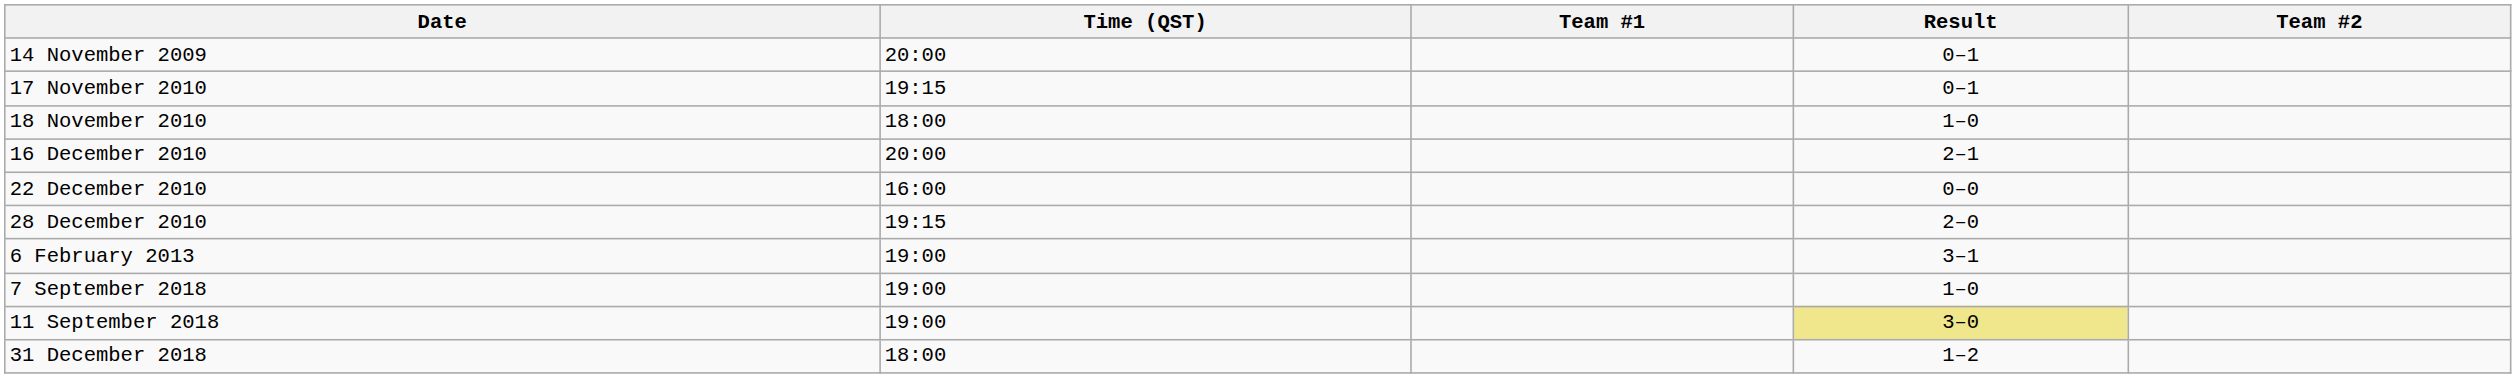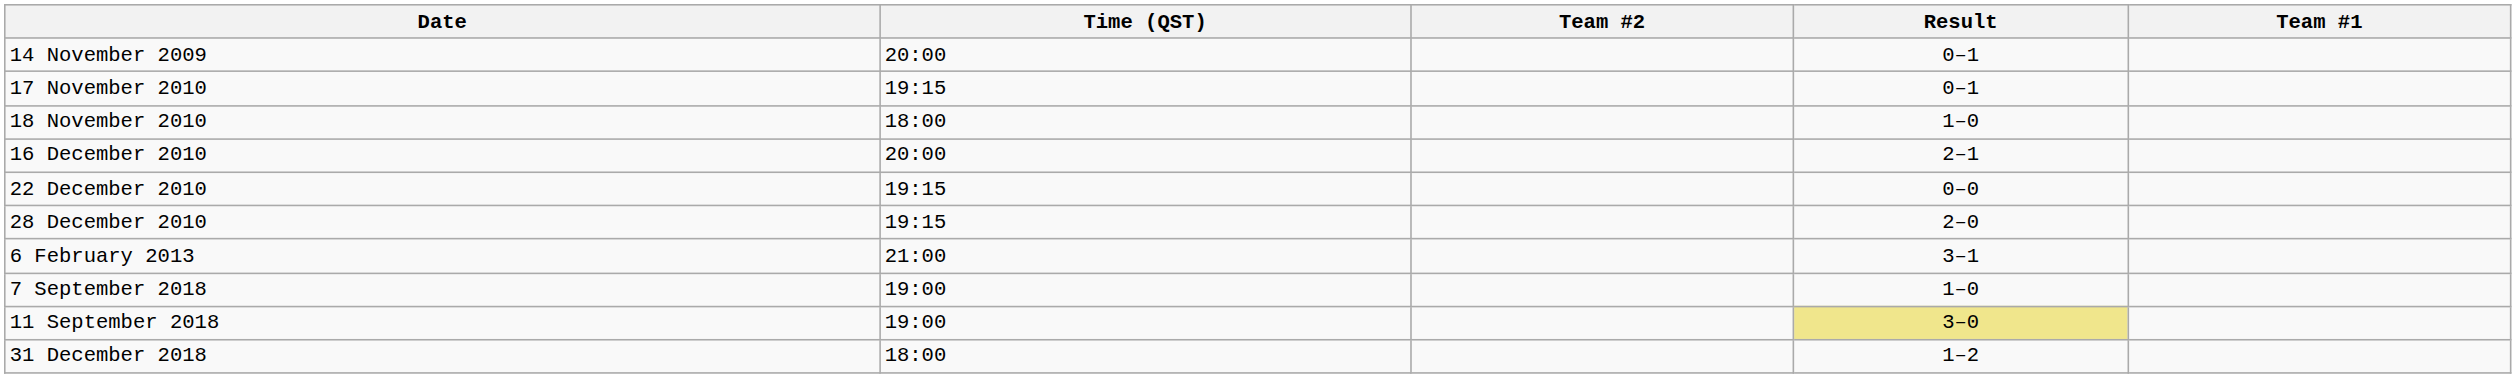columns swapped: (1602, 22) <-> (2319, 22)
(915, 189) 16:00 -> (915, 189) 19:15
(915, 256) 19:00 -> (915, 256) 21:00
